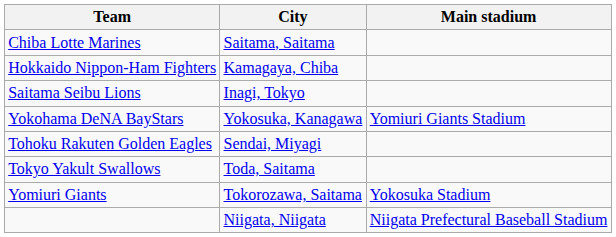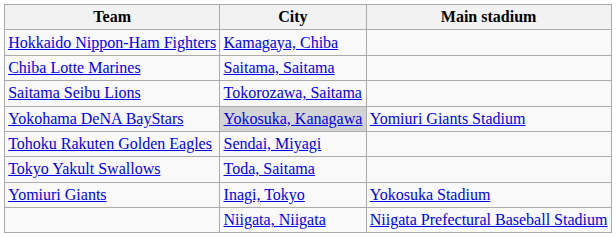rows swapped: (74, 42) <-> (112, 67)
(264, 93) Inagi, Tokyo -> (293, 93) Tokorozawa, Saitama
(293, 118) no background -> (293, 118) lightgrey background
(293, 194) Tokorozawa, Saitama -> (264, 194) Inagi, Tokyo
